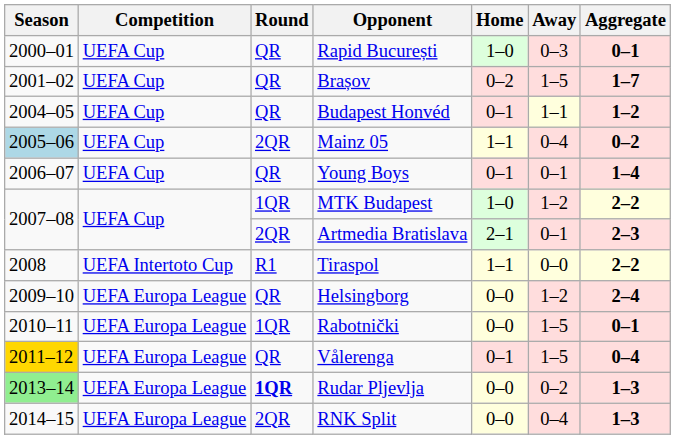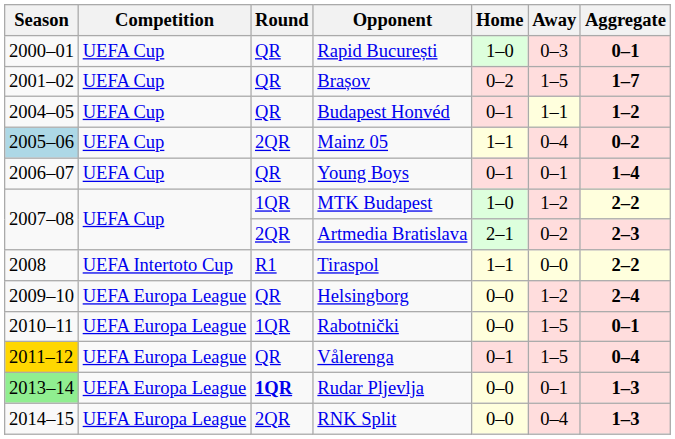(554, 234) 0–1 -> (554, 234) 0–2
(554, 387) 0–2 -> (554, 387) 0–1
